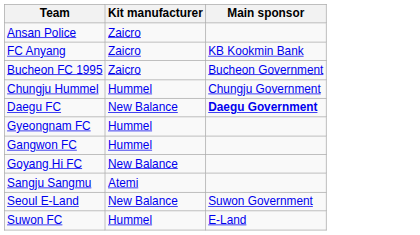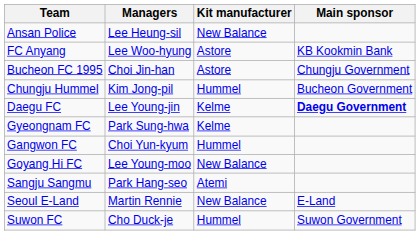+ column: (150, 13)
(124, 32) Zaicro -> (232, 32) New Balance
(124, 51) Zaicro -> (214, 51) Astore
(124, 70) Zaicro -> (214, 70) Astore
(266, 70) Bucheon Government -> (353, 70) Chungju Government
(264, 88) Chungju Government -> (355, 88) Bucheon Government
(143, 107) New Balance -> (214, 107) Kelme
(130, 126) Hummel -> (214, 126) Kelme
(261, 201) Suwon Government -> (316, 201) E-Land
(227, 220) E-Land -> (349, 220) Suwon Government
